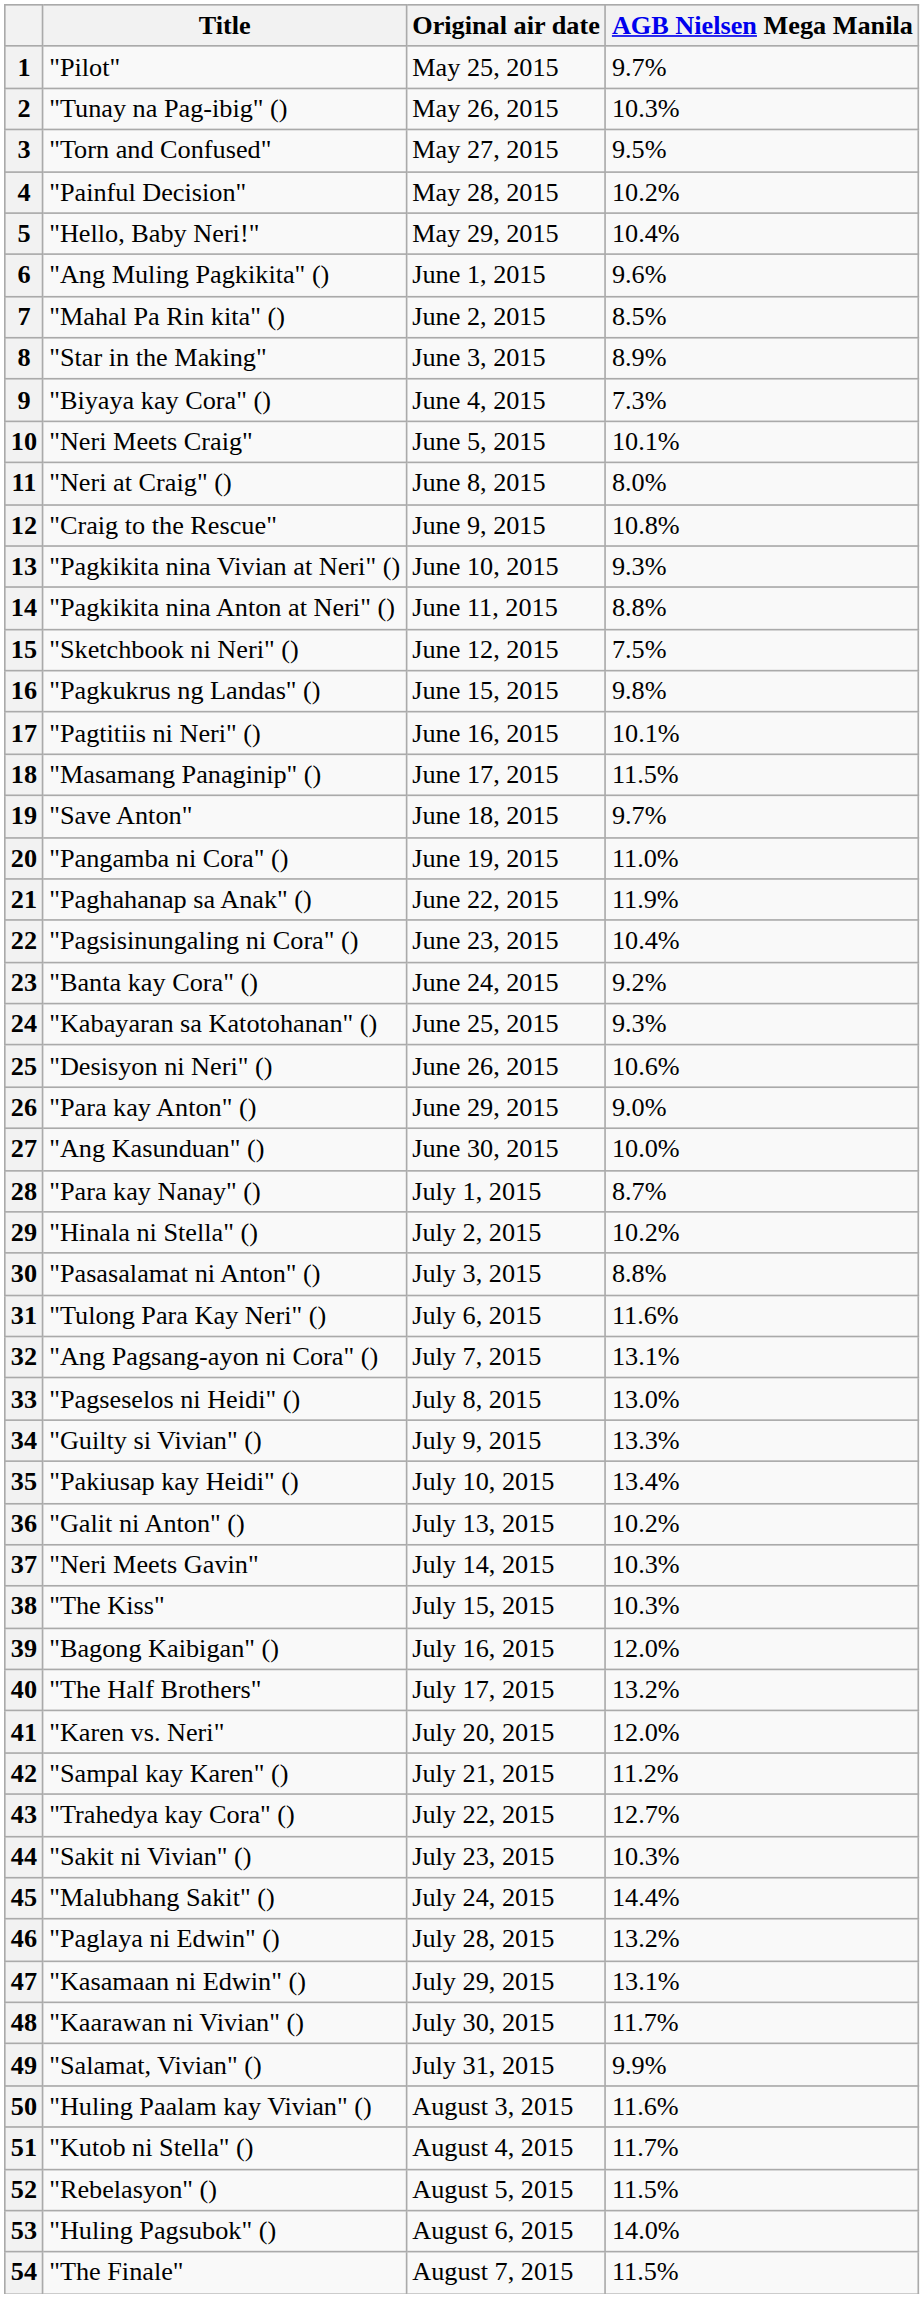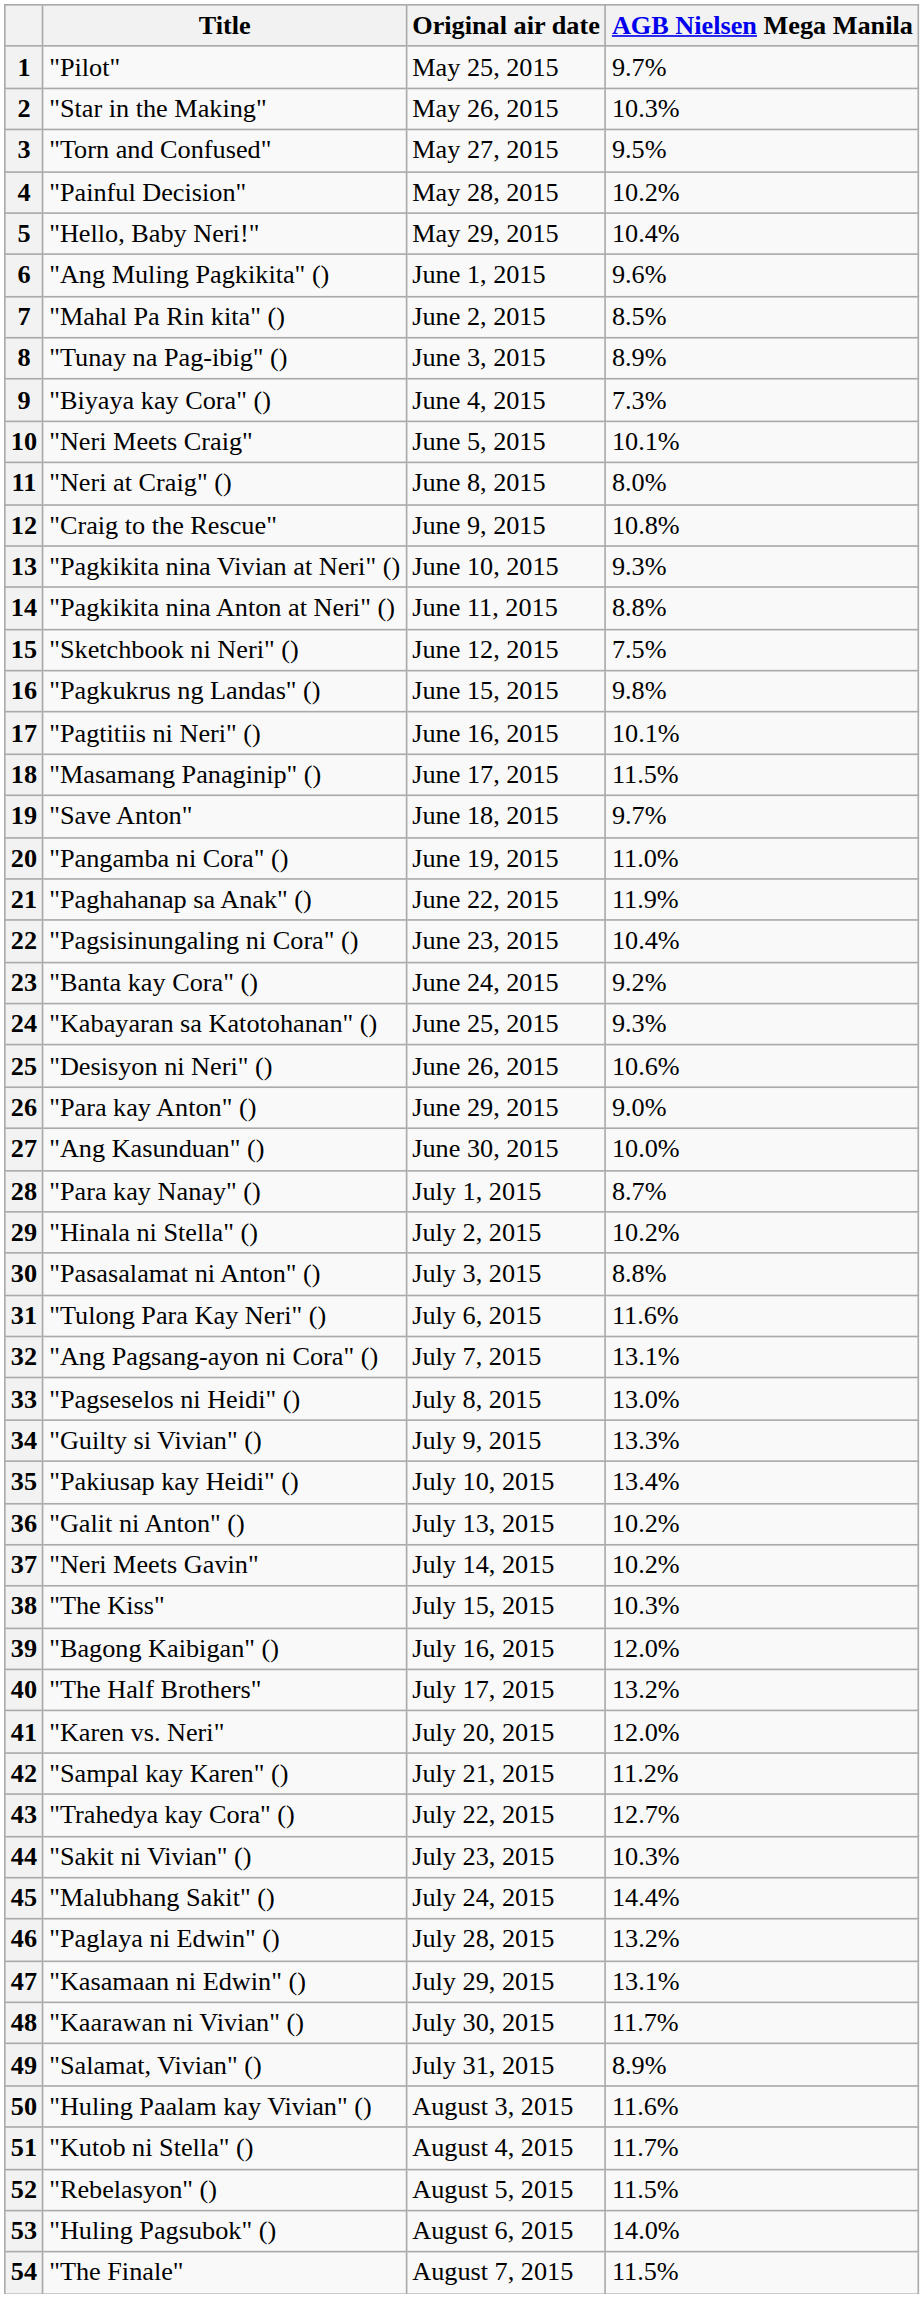(168, 108) "Tunay na Pag-ibig" () -> (158, 108) "Star in the Making"
(158, 358) "Star in the Making" -> (168, 358) "Tunay na Pag-ibig" ()
(646, 1565) 10.3% -> (646, 1565) 10.2%
(639, 2064) 9.9% -> (639, 2064) 8.9%
